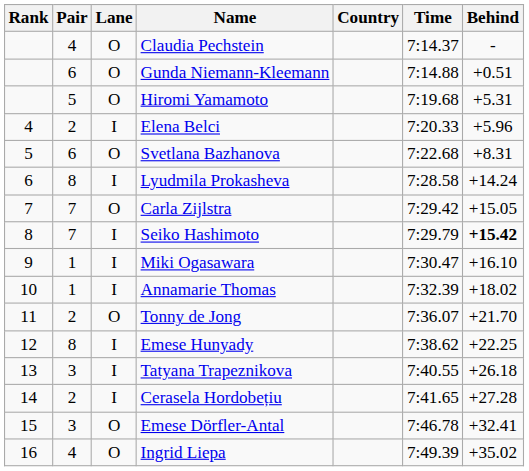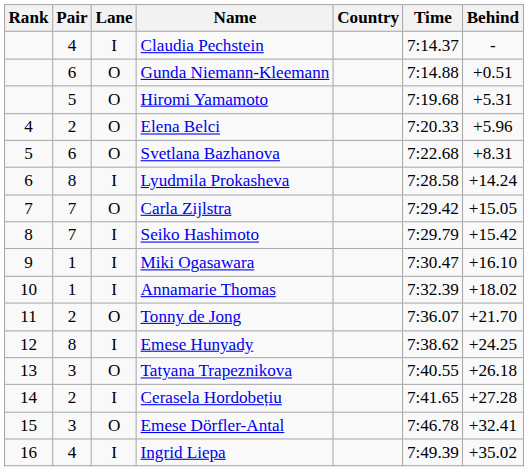(114, 45) O -> (114, 45) I
(114, 126) I -> (114, 126) O
(493, 235) bold -> (493, 235) normal
(493, 343) +22.25 -> (493, 343) +24.25
(114, 371) I -> (114, 371) O
(114, 452) O -> (114, 452) I
